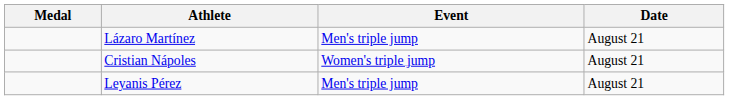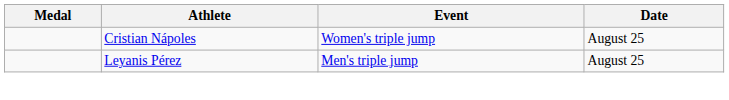- row: (150, 38)
(616, 61) August 21 -> (616, 38) August 25
(616, 83) August 21 -> (616, 61) August 25
